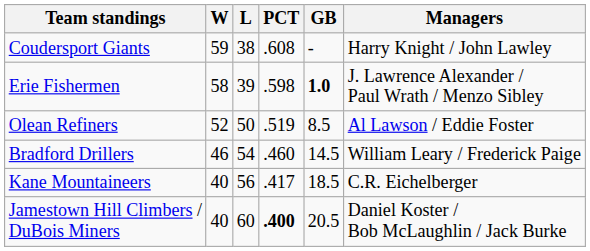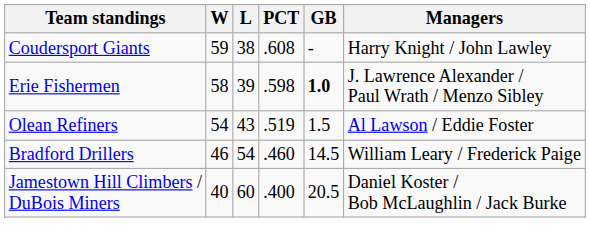(219, 125) 52 -> (219, 125) 54
(246, 125) 50 -> (246, 125) 43
(319, 125) 8.5 -> (319, 125) 1.5
- row: (80, 182)
(279, 221) bold -> (279, 192) normal
